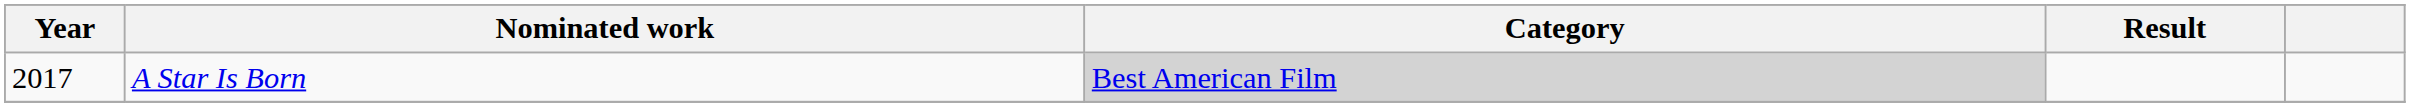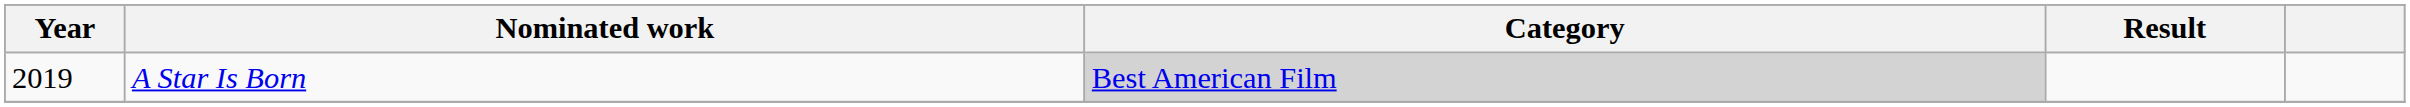(42, 76) 2017 -> (42, 76) 2019
